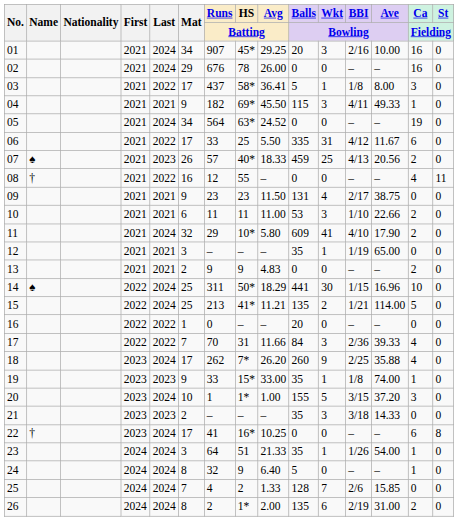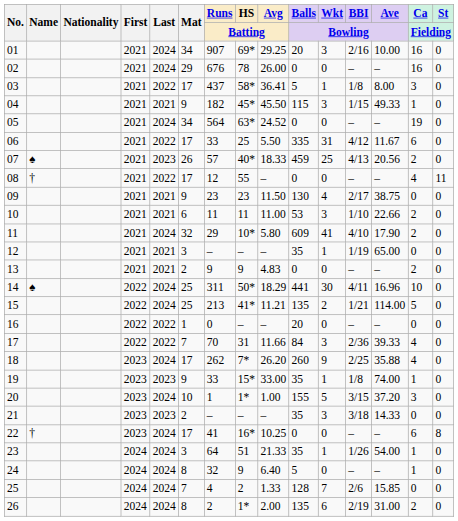(246, 50) 45* -> (246, 50) 69*
(246, 104) 69* -> (246, 104) 45*
(358, 104) 4/11 -> (359, 104) 1/15
(187, 178) 16 -> (187, 178) 17
(300, 196) 131 -> (300, 196) 130
(359, 287) 1/15 -> (358, 287) 4/11
